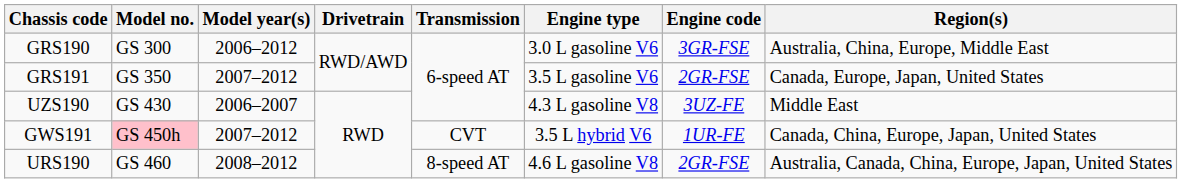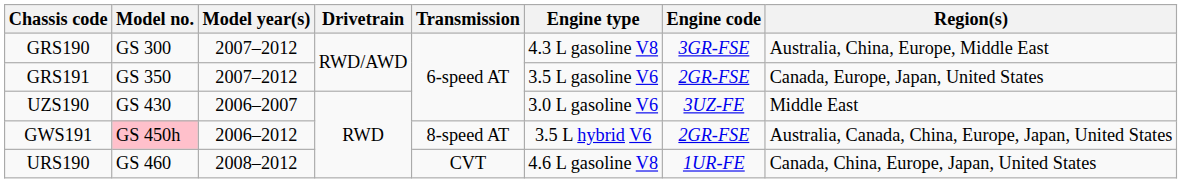(256, 47) 2006–2012 -> (256, 47) 2007–2012
(593, 47) 3.0 L gasoline V6 -> (593, 47) 4.3 L gasoline V8
(593, 105) 4.3 L gasoline V8 -> (593, 105) 3.0 L gasoline V6
(256, 134) 2007–2012 -> (256, 134) 2006–2012
(468, 134) CVT -> (468, 134) 8-speed AT
(714, 134) 1UR-FE -> (714, 134) 2GR-FSE
(933, 134) Canada, China, Europe, Japan, United States -> (971, 134) Australia, Canada, China, Europe, Japan, United States
(468, 163) 8-speed AT -> (468, 163) CVT
(714, 163) 2GR-FSE -> (714, 163) 1UR-FE
(971, 163) Australia, Canada, China, Europe, Japan, United States -> (933, 163) Canada, China, Europe, Japan, United States
